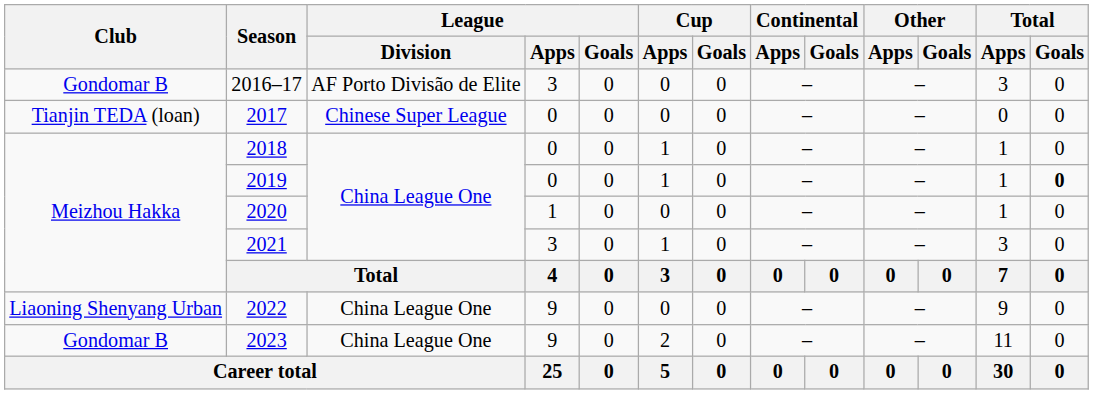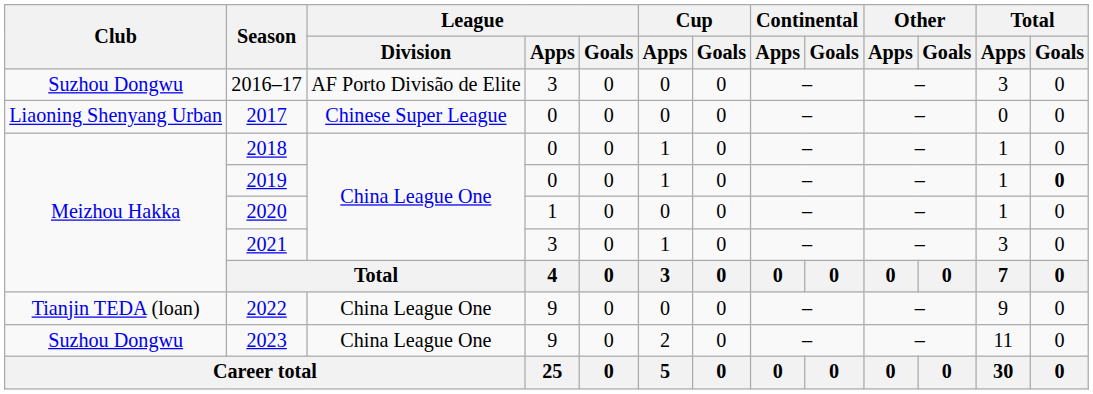(116, 84) Gondomar B -> (116, 84) Suzhou Dongwu
(116, 116) Tianjin TEDA (loan) -> (116, 116) Liaoning Shenyang Urban
(116, 308) Liaoning Shenyang Urban -> (116, 308) Tianjin TEDA (loan)
(116, 340) Gondomar B -> (116, 340) Suzhou Dongwu
